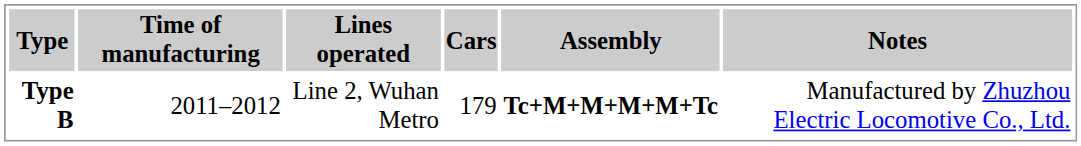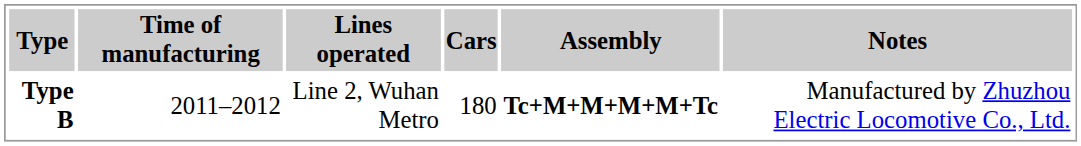(478, 105) 179 -> (478, 105) 180
